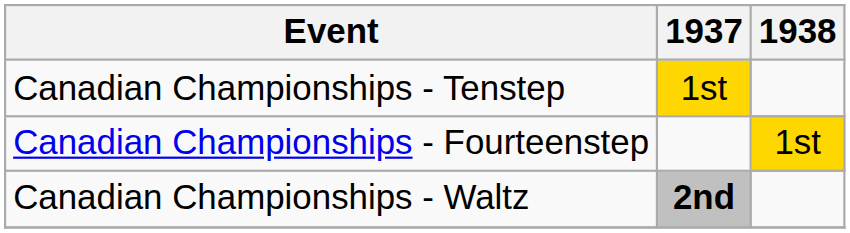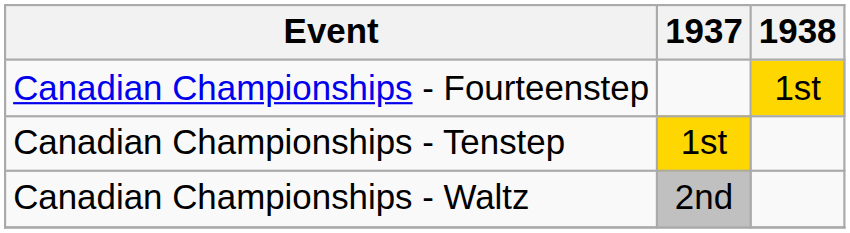rows swapped: (331, 142) <-> (289, 87)
(704, 198) bold -> (704, 198) normal
